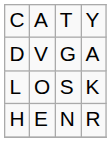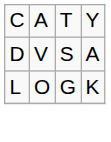(68, 53) G -> (67, 53) S
(67, 86) S -> (68, 86) G
- row: (17, 119)
